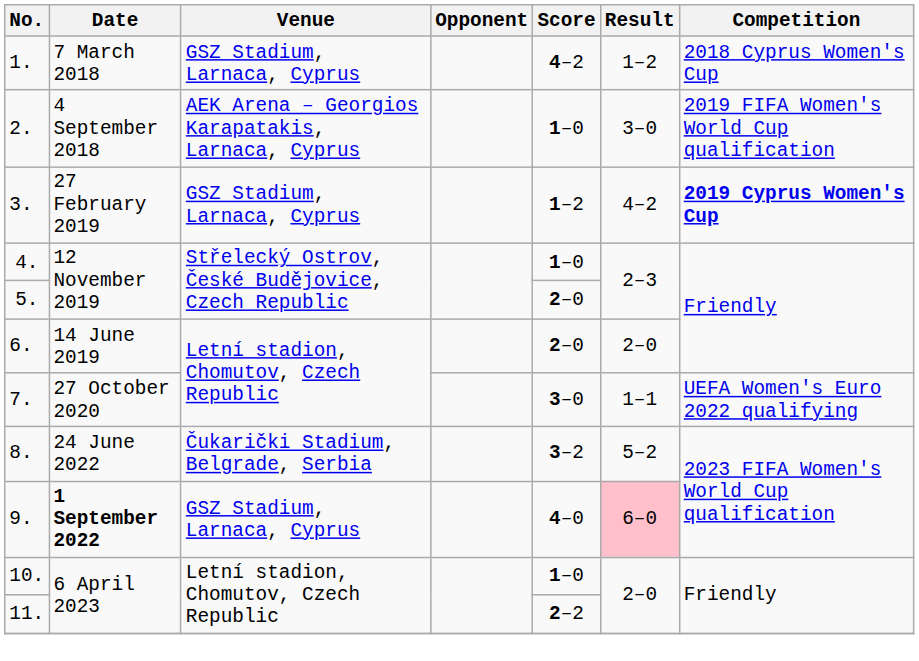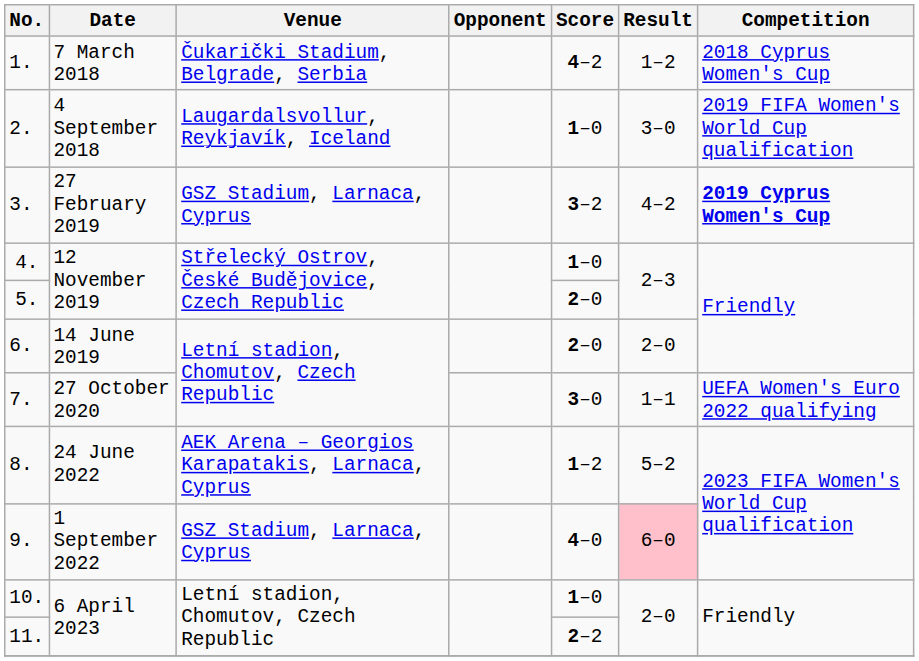(273, 63) GSZ Stadium, Larnaca, Cyprus -> (286, 63) Čukarički Stadium, Belgrade, Serbia
(302, 128) AEK Arena – Georgios Karapatakis, Larnaca, Cyprus -> (286, 128) Laugardalsvollur, Reykjavík, Iceland
(566, 205) 1–2 -> (585, 205) 3–2
(290, 454) Čukarički Stadium, Belgrade, Serbia -> (303, 465) AEK Arena – Georgios Karapatakis, Larnaca, Cyprus
(566, 454) 3–2 -> (585, 465) 1–2
(106, 519) bold -> (106, 541) normal
